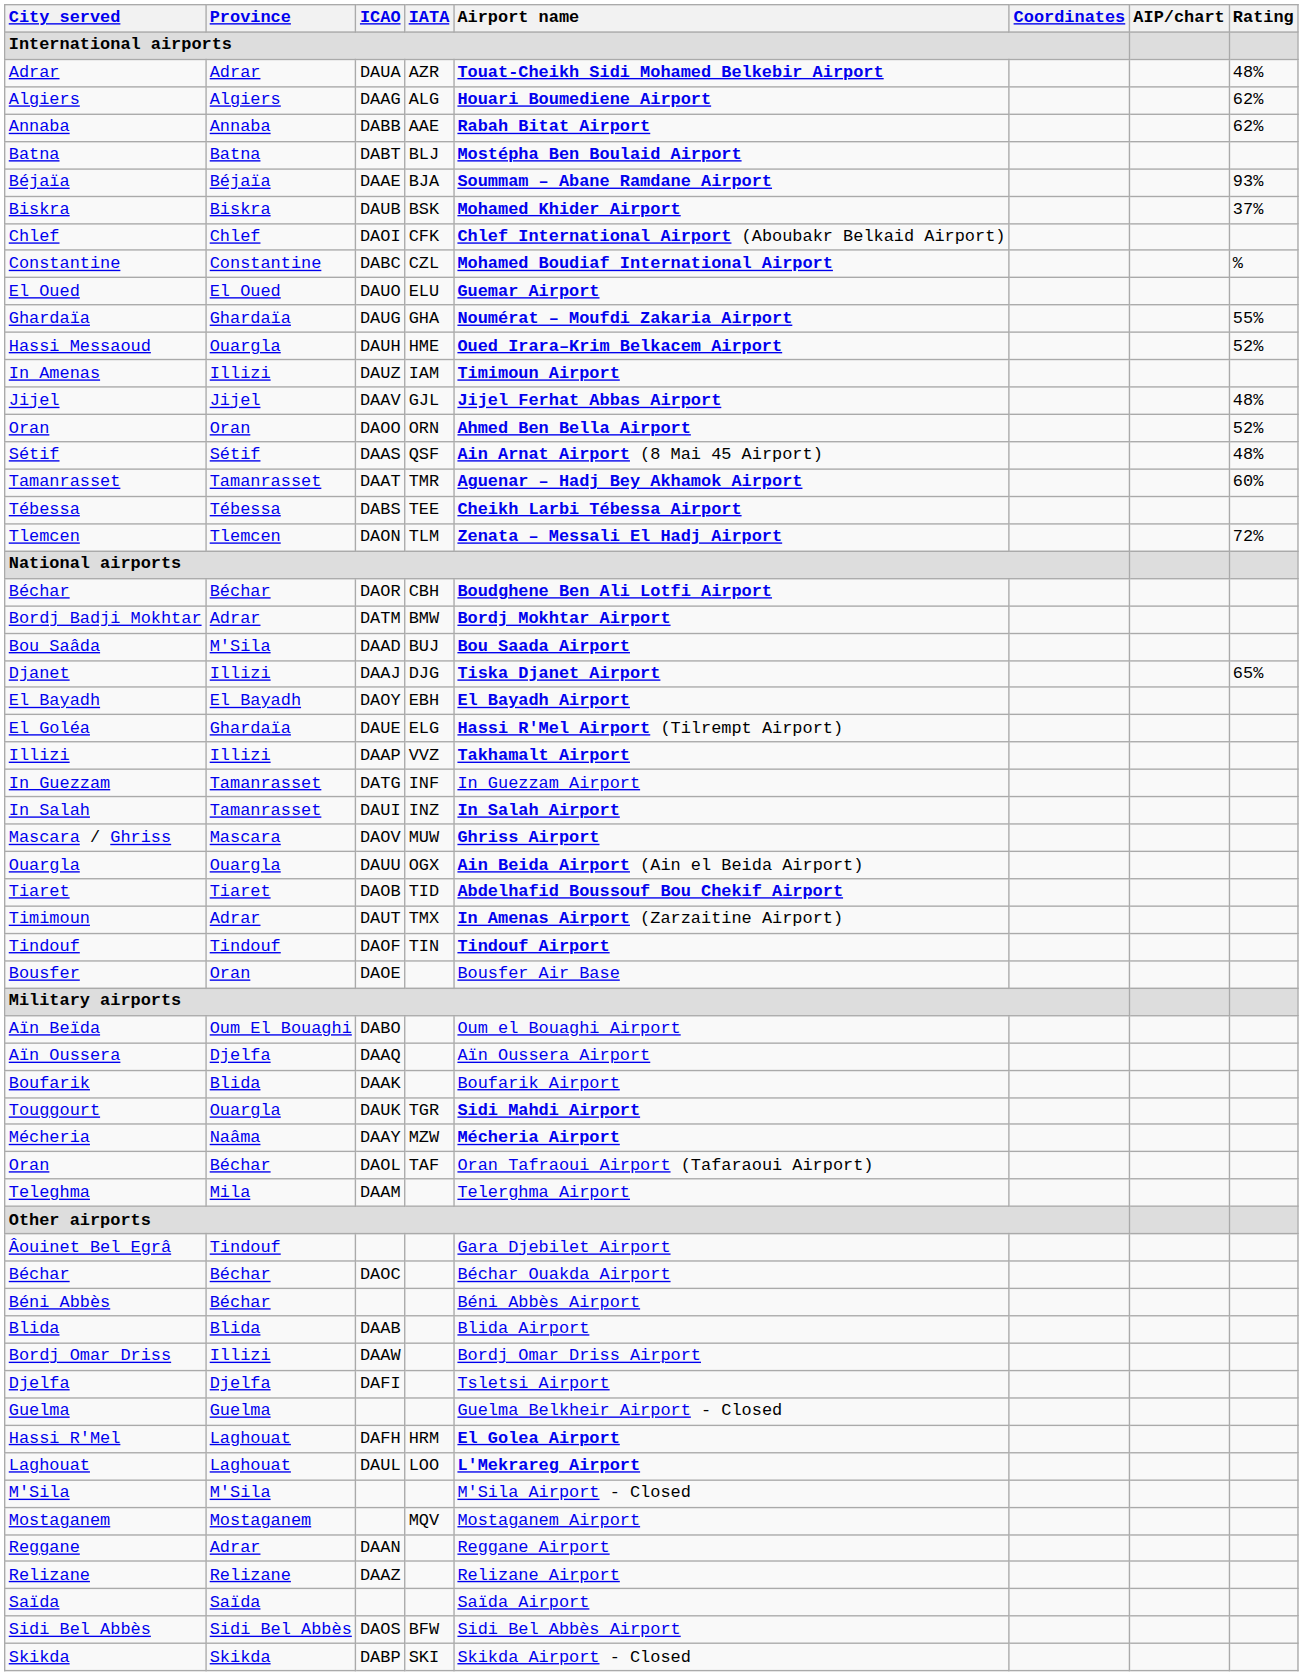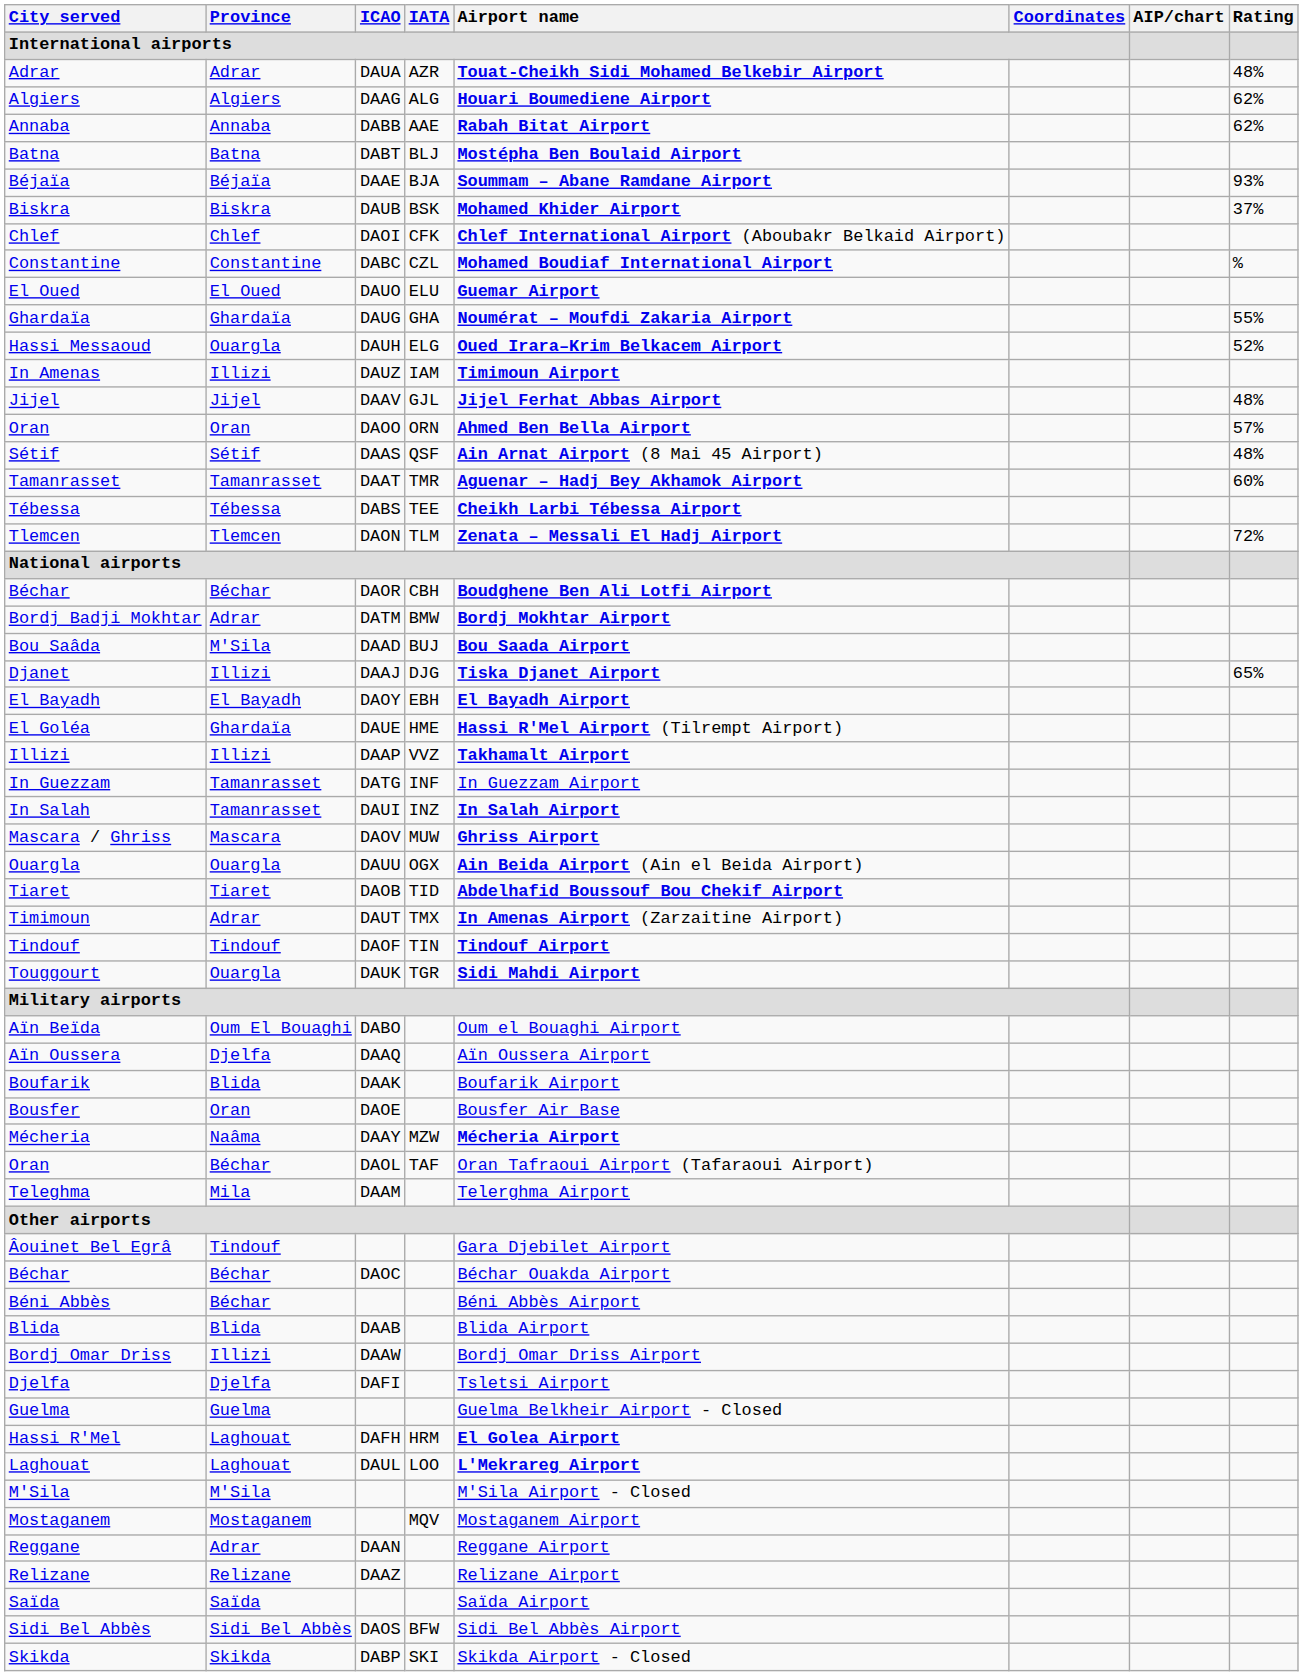(424, 346) HME -> (424, 346) ELG
(1248, 428) 52% -> (1248, 428) 57%
(424, 729) ELG -> (424, 729) HME
rows swapped: (54, 1111) <-> (44, 975)
